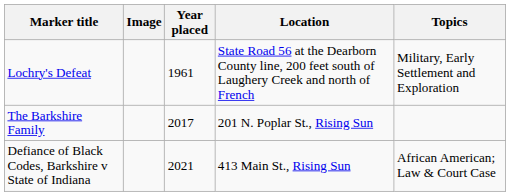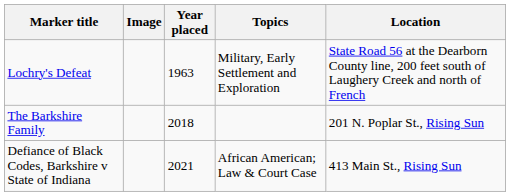columns swapped: (304, 22) <-> (450, 22)
(181, 72) 1961 -> (181, 72) 1963
(181, 122) 2017 -> (181, 122) 2018
